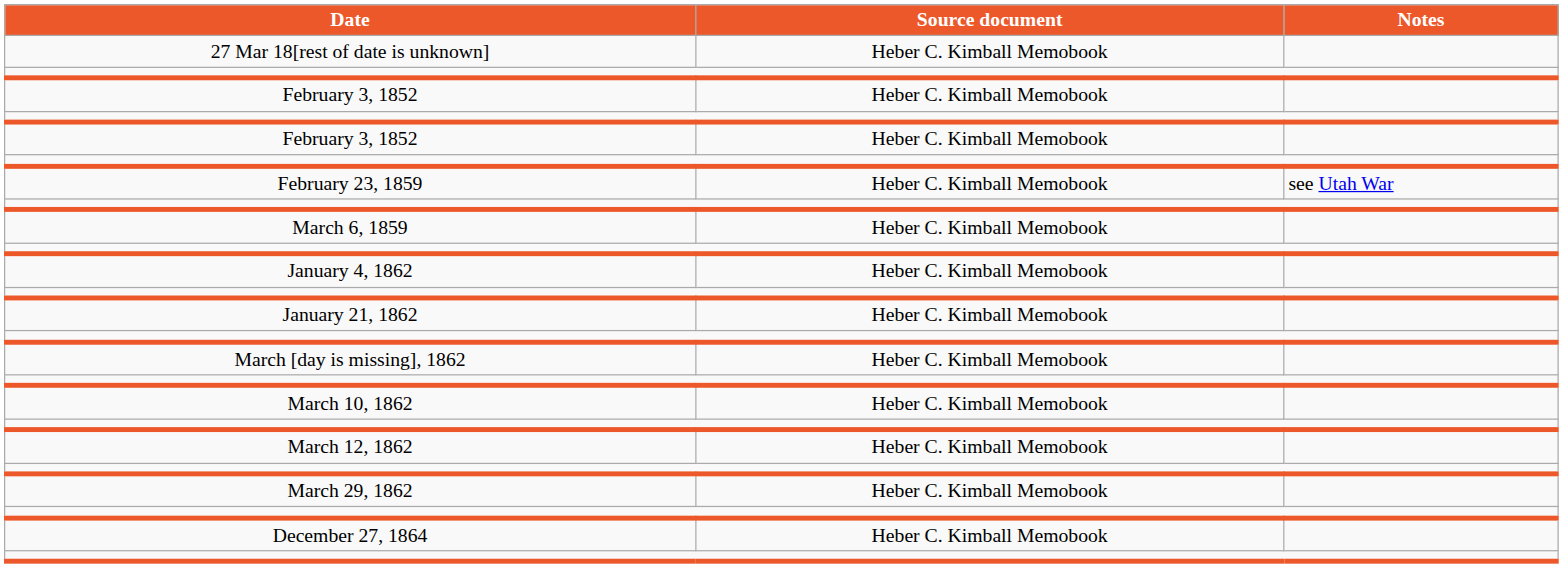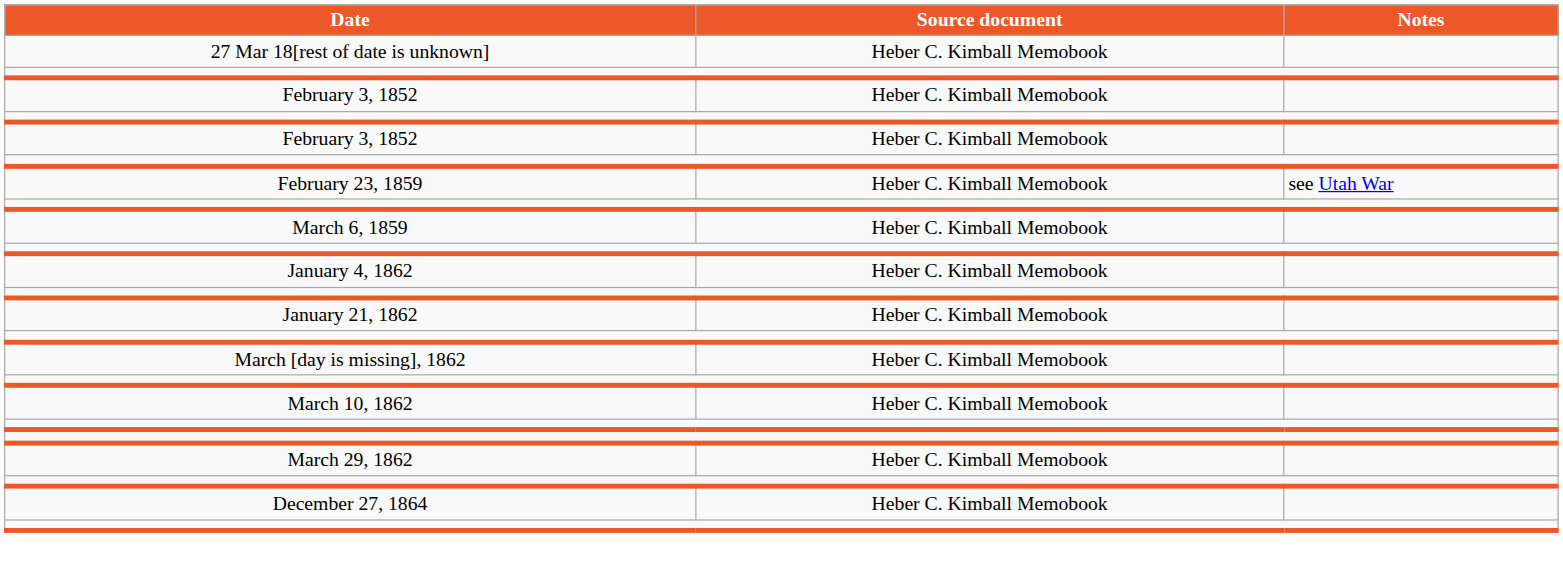- row: (350, 447)
